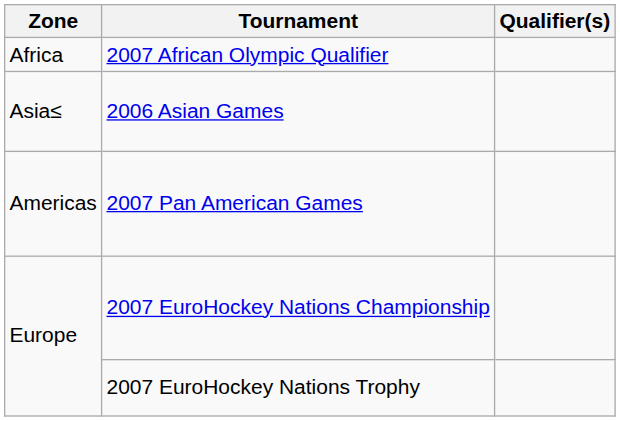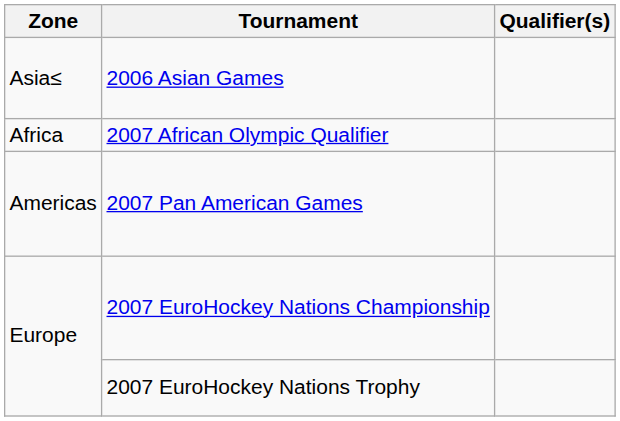rows swapped: (195, 111) <-> (247, 54)
